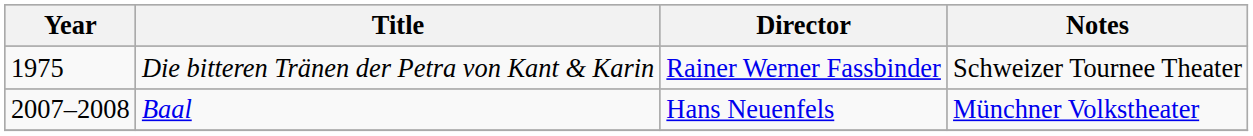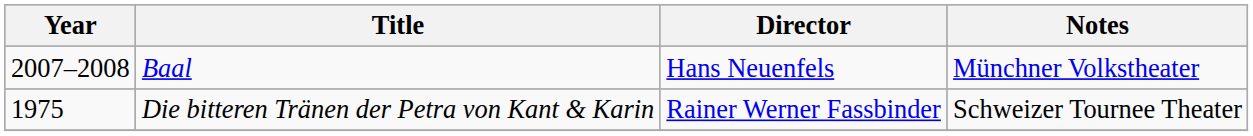rows swapped: (398, 67) <-> (167, 109)
